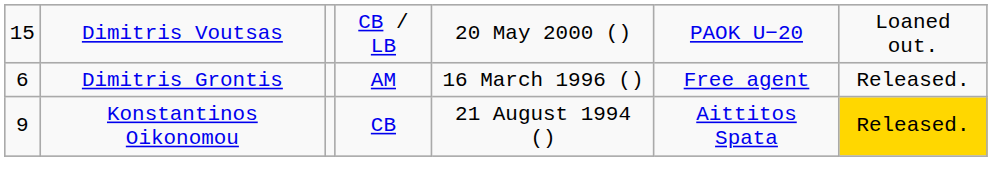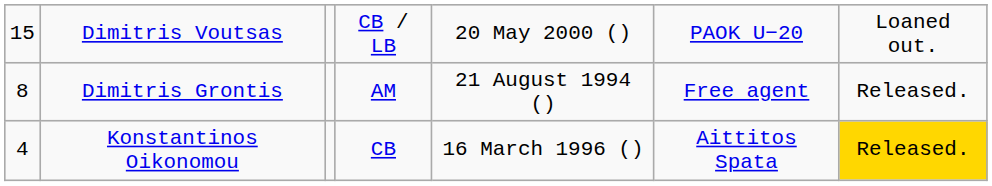(22, 80) 6 -> (22, 92) 8
(543, 80) 16 March 1996 () -> (543, 92) 21 August 1994 ()
(22, 126) 9 -> (22, 150) 4
(543, 126) 21 August 1994 () -> (543, 150) 16 March 1996 ()
